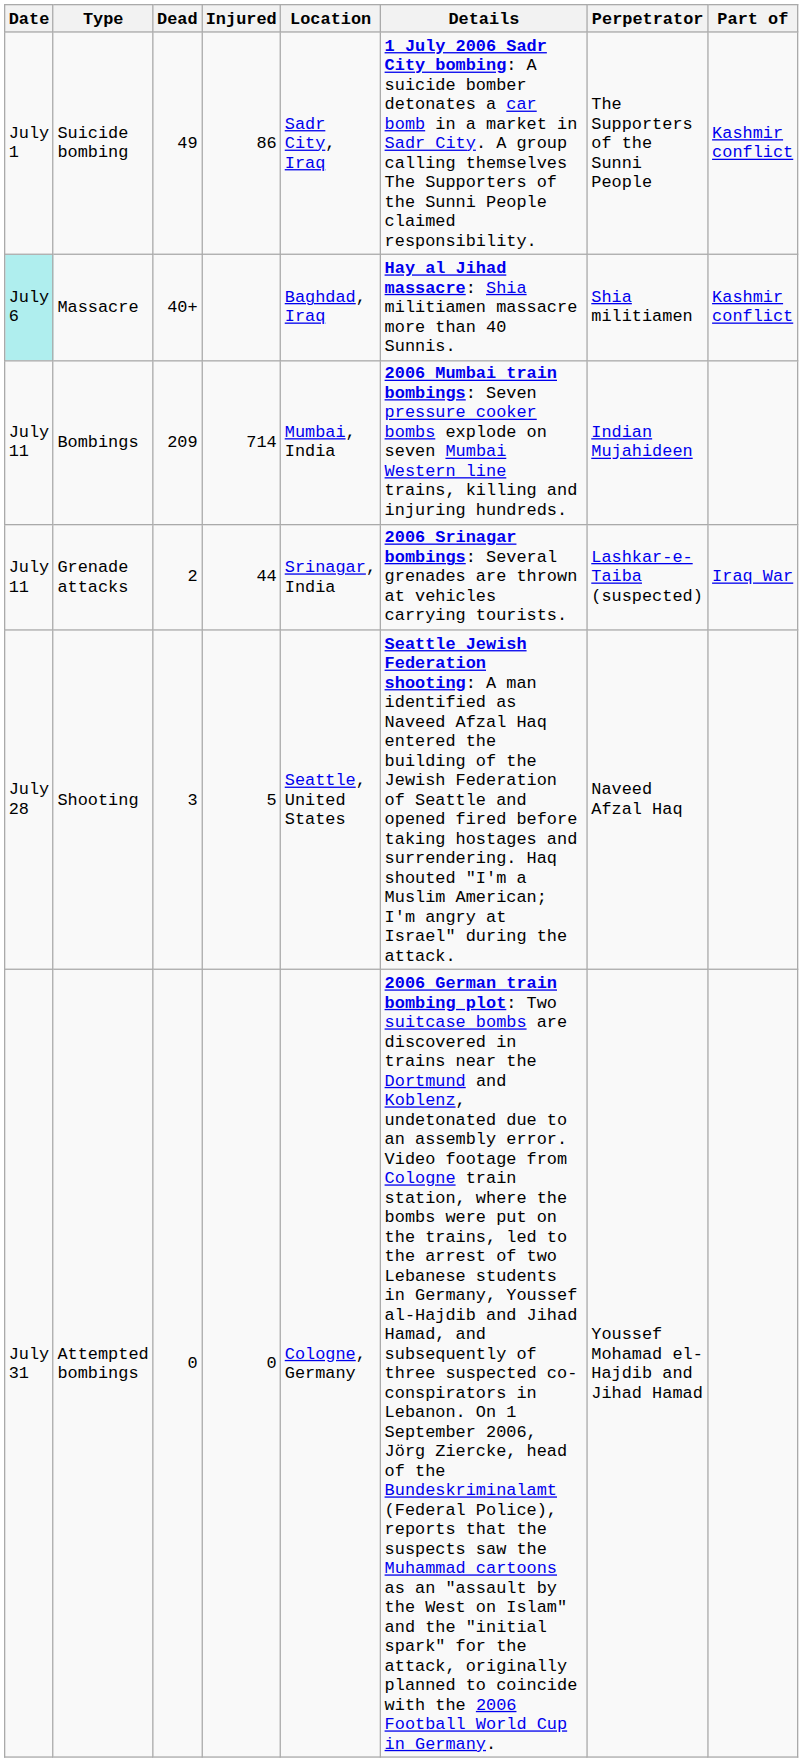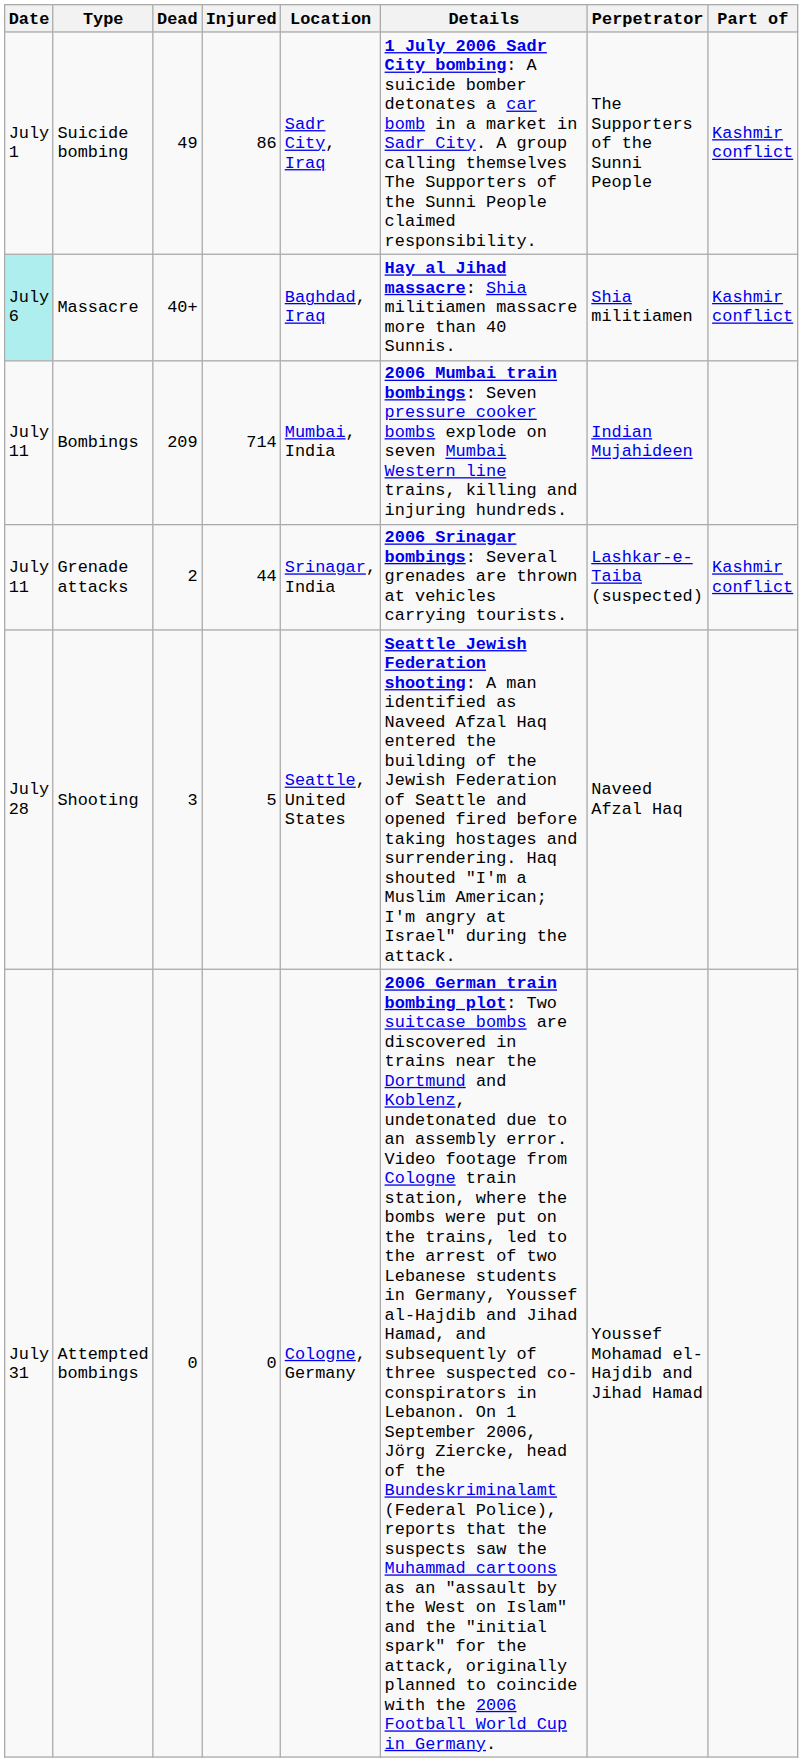(753, 577) Iraq War -> (753, 577) Kashmir conflict
